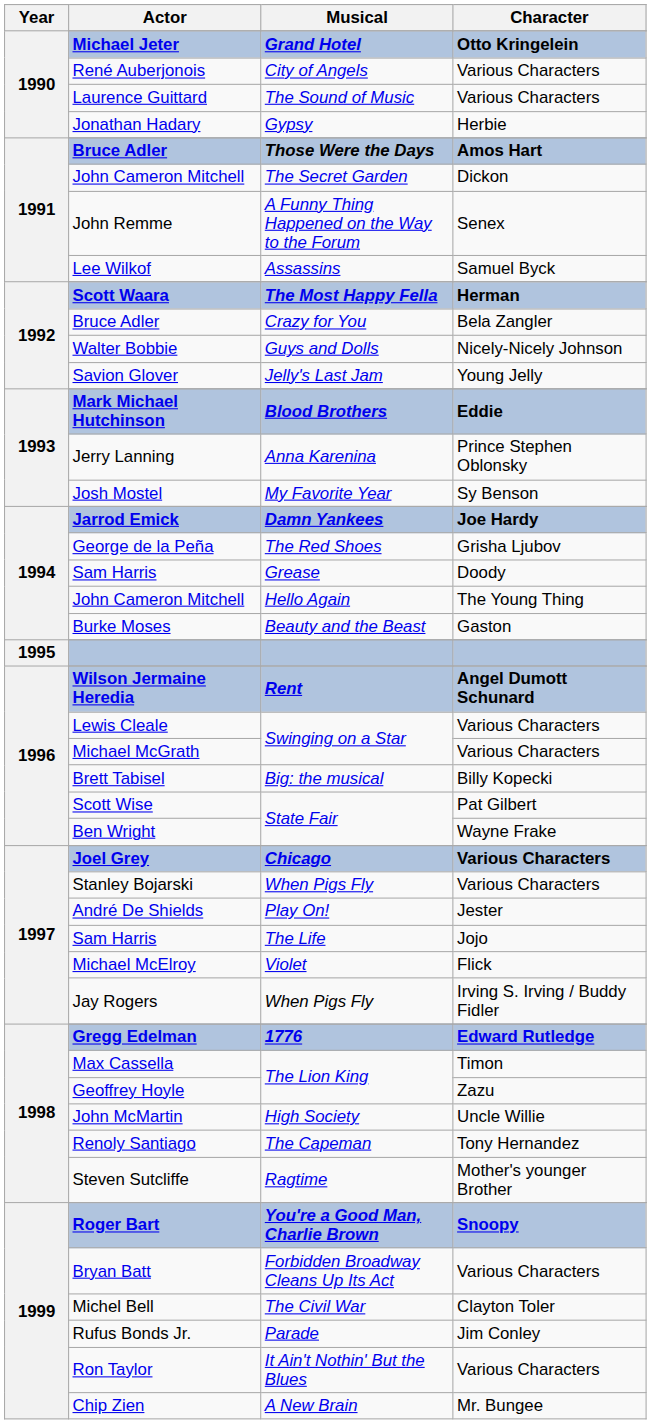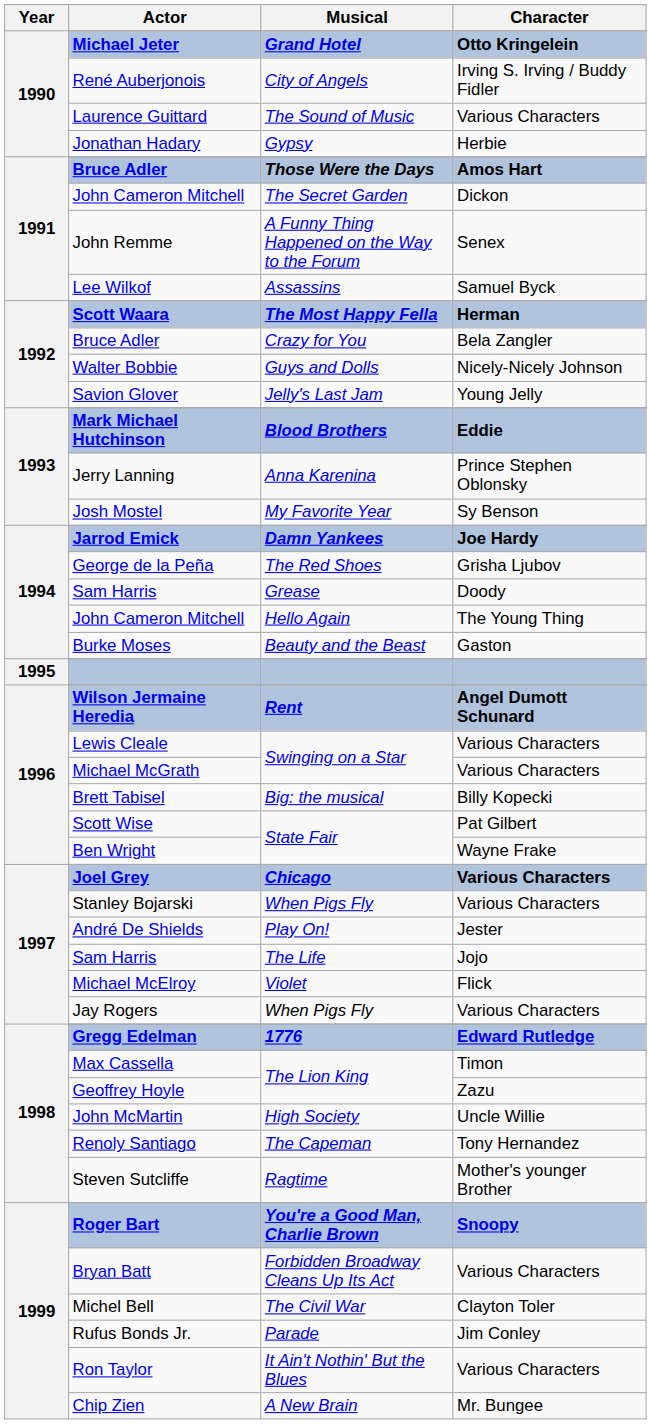(528, 71) Various Characters -> (542, 80) Irving S. Irving / Buddy Fidler
(542, 1001) Irving S. Irving / Buddy Fidler -> (528, 1010) Various Characters
